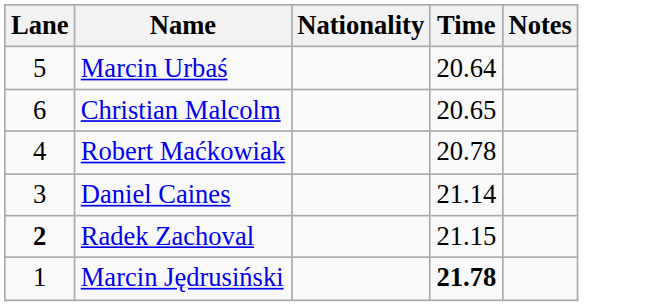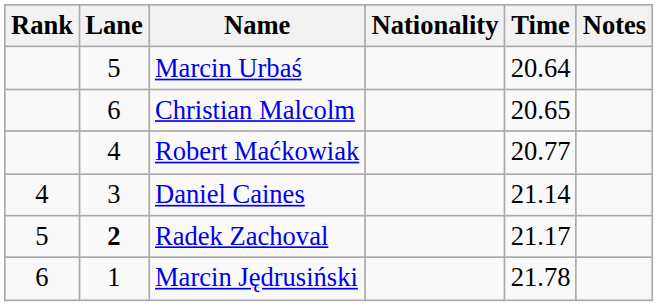+ column: (42, 25)
(466, 151) 20.78 -> (541, 151) 20.77
(466, 236) 21.15 -> (541, 236) 21.17
(466, 278) bold -> (541, 278) normal
